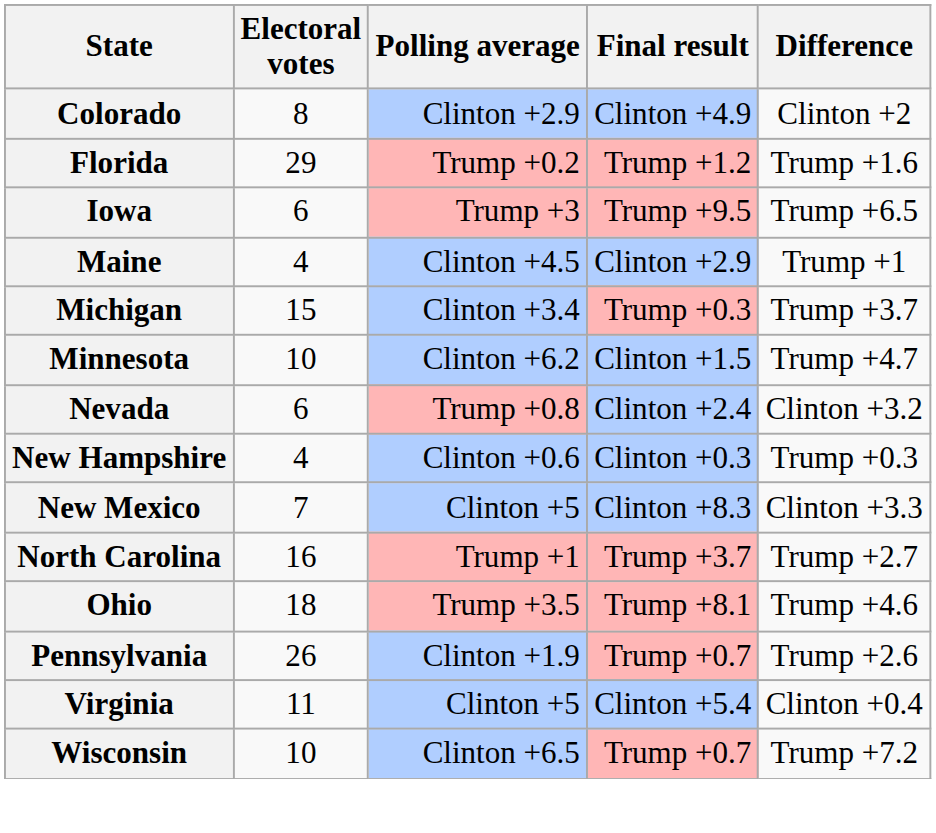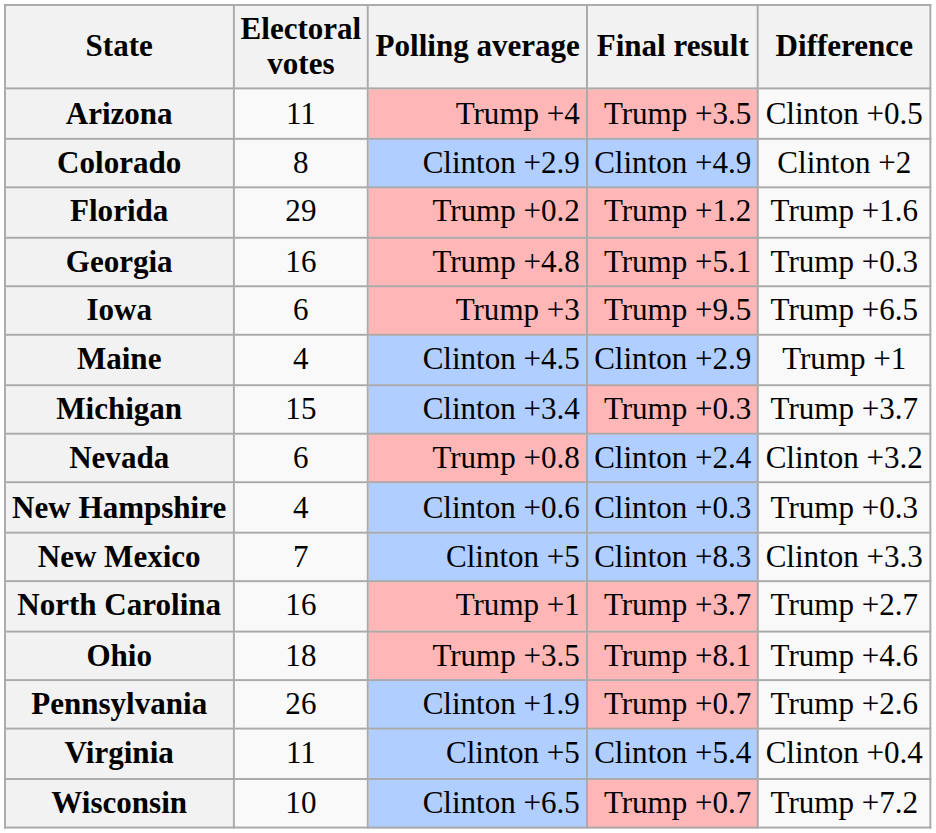+ row: (119, 113)
+ row: (119, 260)
- row: (119, 359)
